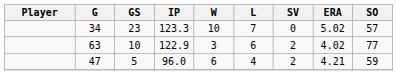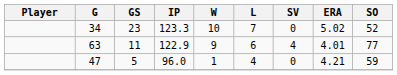(372, 29) 57 -> (372, 29) 52
(134, 45) 10 -> (134, 45) 11
(214, 45) 3 -> (214, 45) 9
(293, 45) 2 -> (293, 45) 4
(333, 45) 4.02 -> (333, 45) 4.01
(214, 61) 6 -> (214, 61) 1
(293, 61) 2 -> (293, 61) 0
